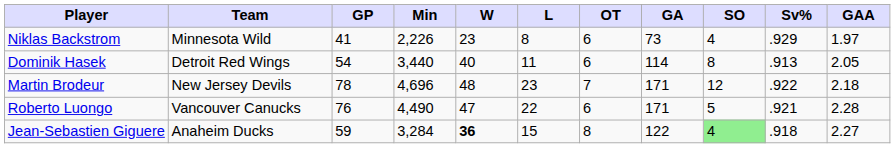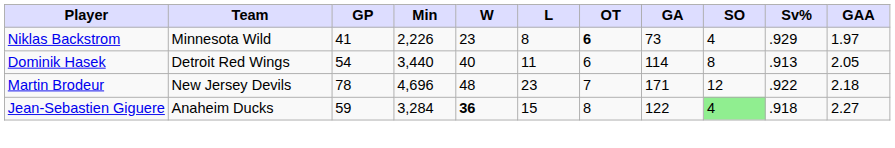(587, 39) normal -> (587, 39) bold
- row: (60, 108)
